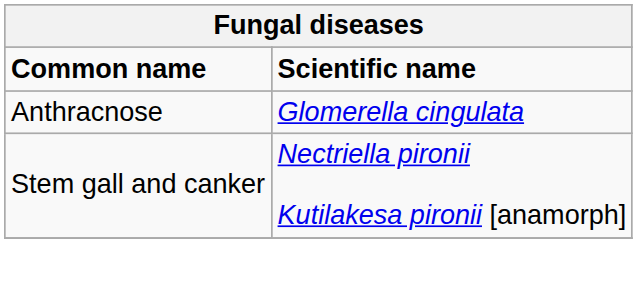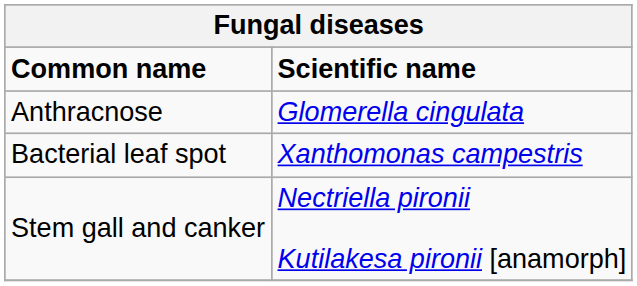+ row: (119, 154)
